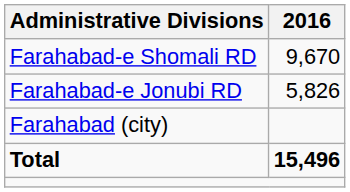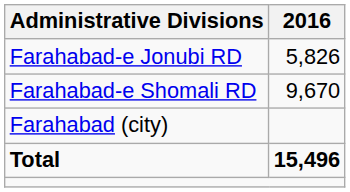rows swapped: (126, 90) <-> (133, 56)
